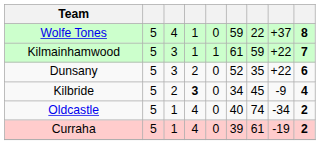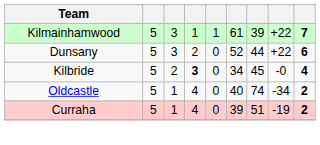- row: (74, 33)
(257, 52) 59 -> (257, 33) 39
(257, 71) 35 -> (257, 52) 44
(281, 91) -9 -> (281, 71) -0
(257, 129) 61 -> (257, 110) 51
